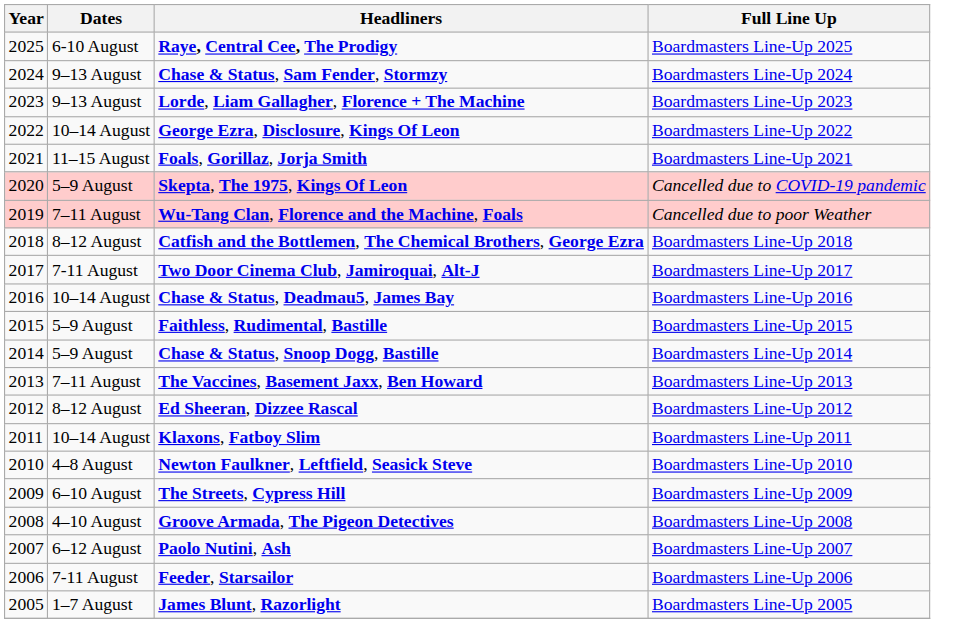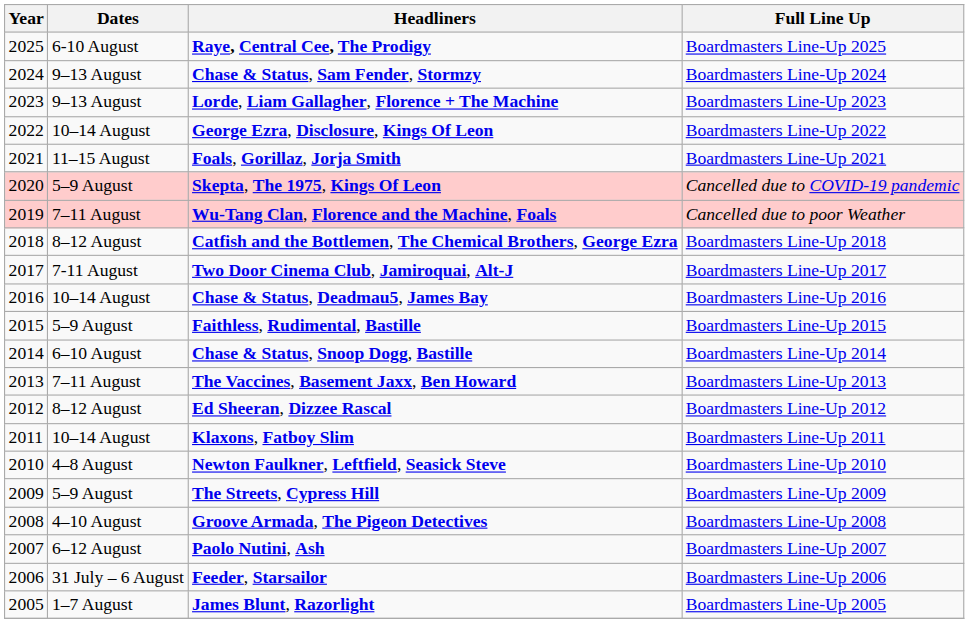(92, 353) 5–9 August -> (97, 353) 6–10 August
(97, 492) 6–10 August -> (92, 492) 5–9 August
(95, 576) 7-11 August -> (118, 576) 31 July – 6 August
